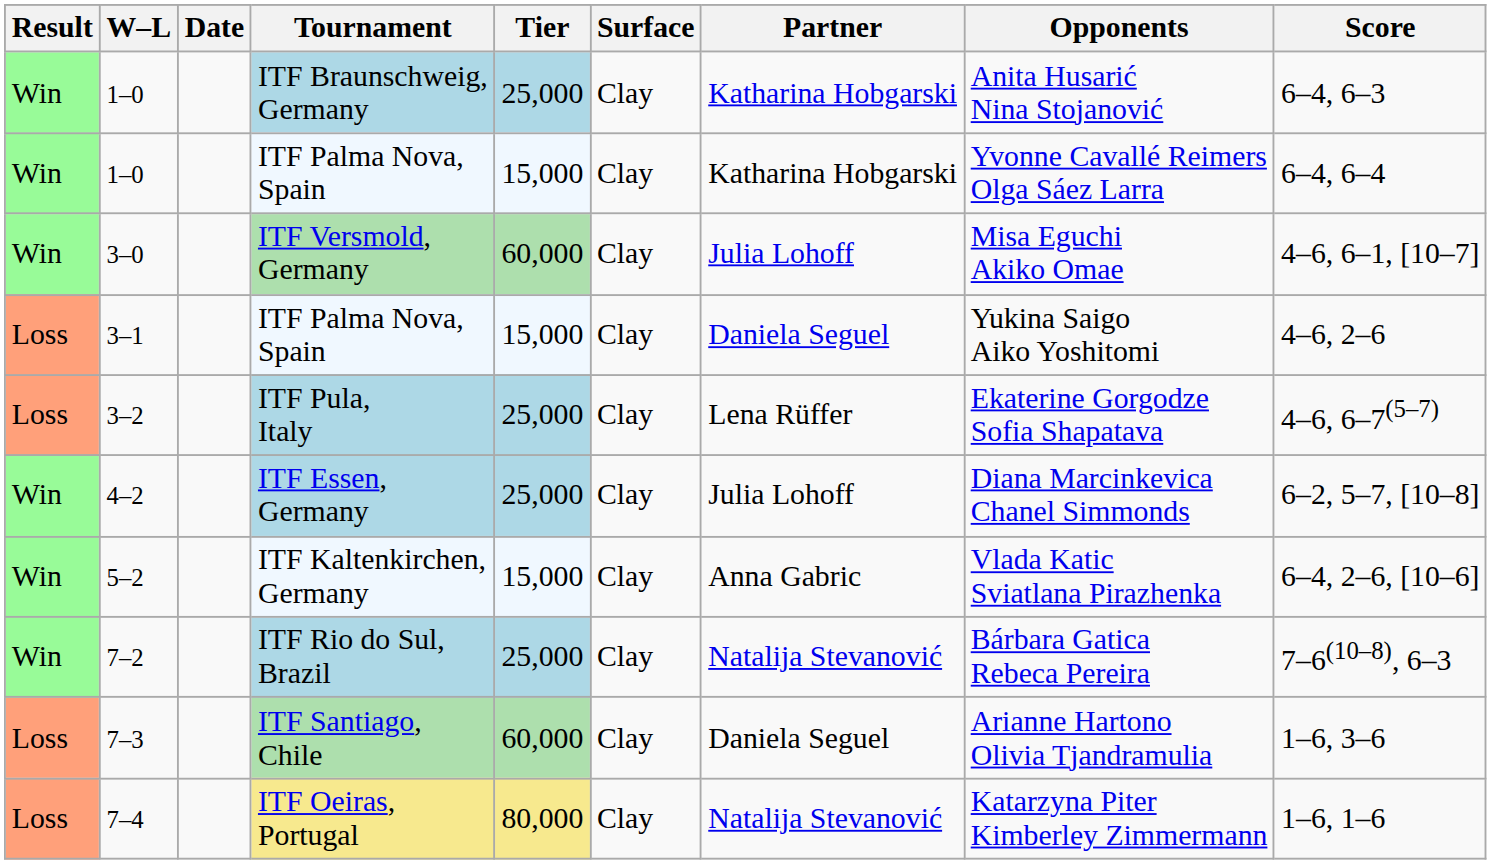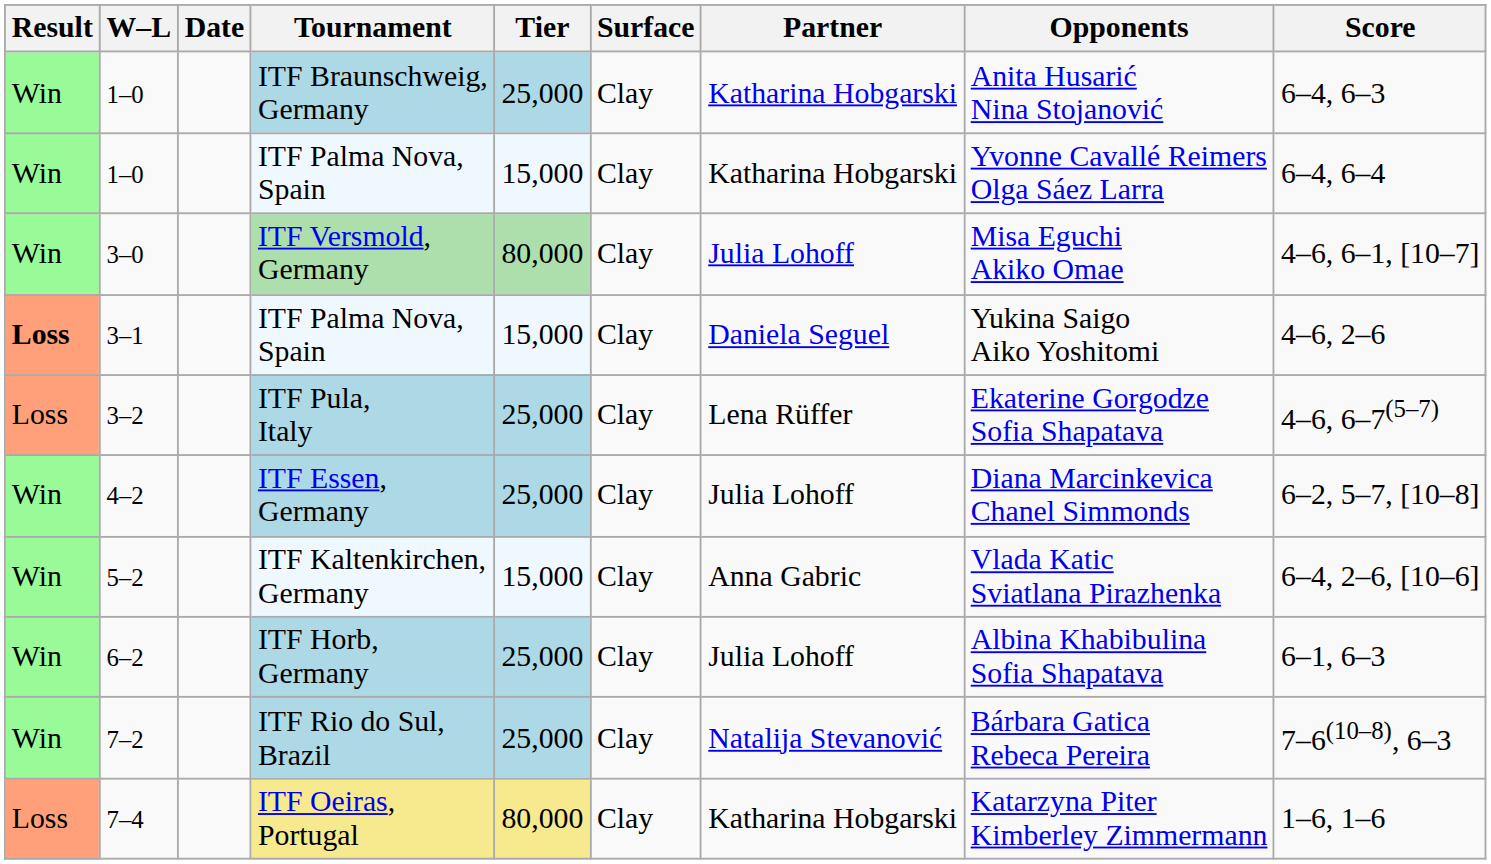(542, 253) 60,000 -> (542, 253) 80,000
(40, 334) normal -> (41, 334) bold
+ row: (125, 658)
- row: (125, 739)
(825, 818) Natalija Stevanović -> (833, 818) Katharina Hobgarski
